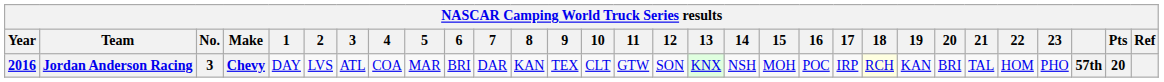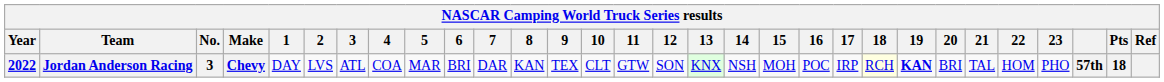(22, 65) 2016 -> (22, 65) 2022
(916, 65) normal -> (916, 65) bold
(1118, 65) 20 -> (1119, 65) 18
